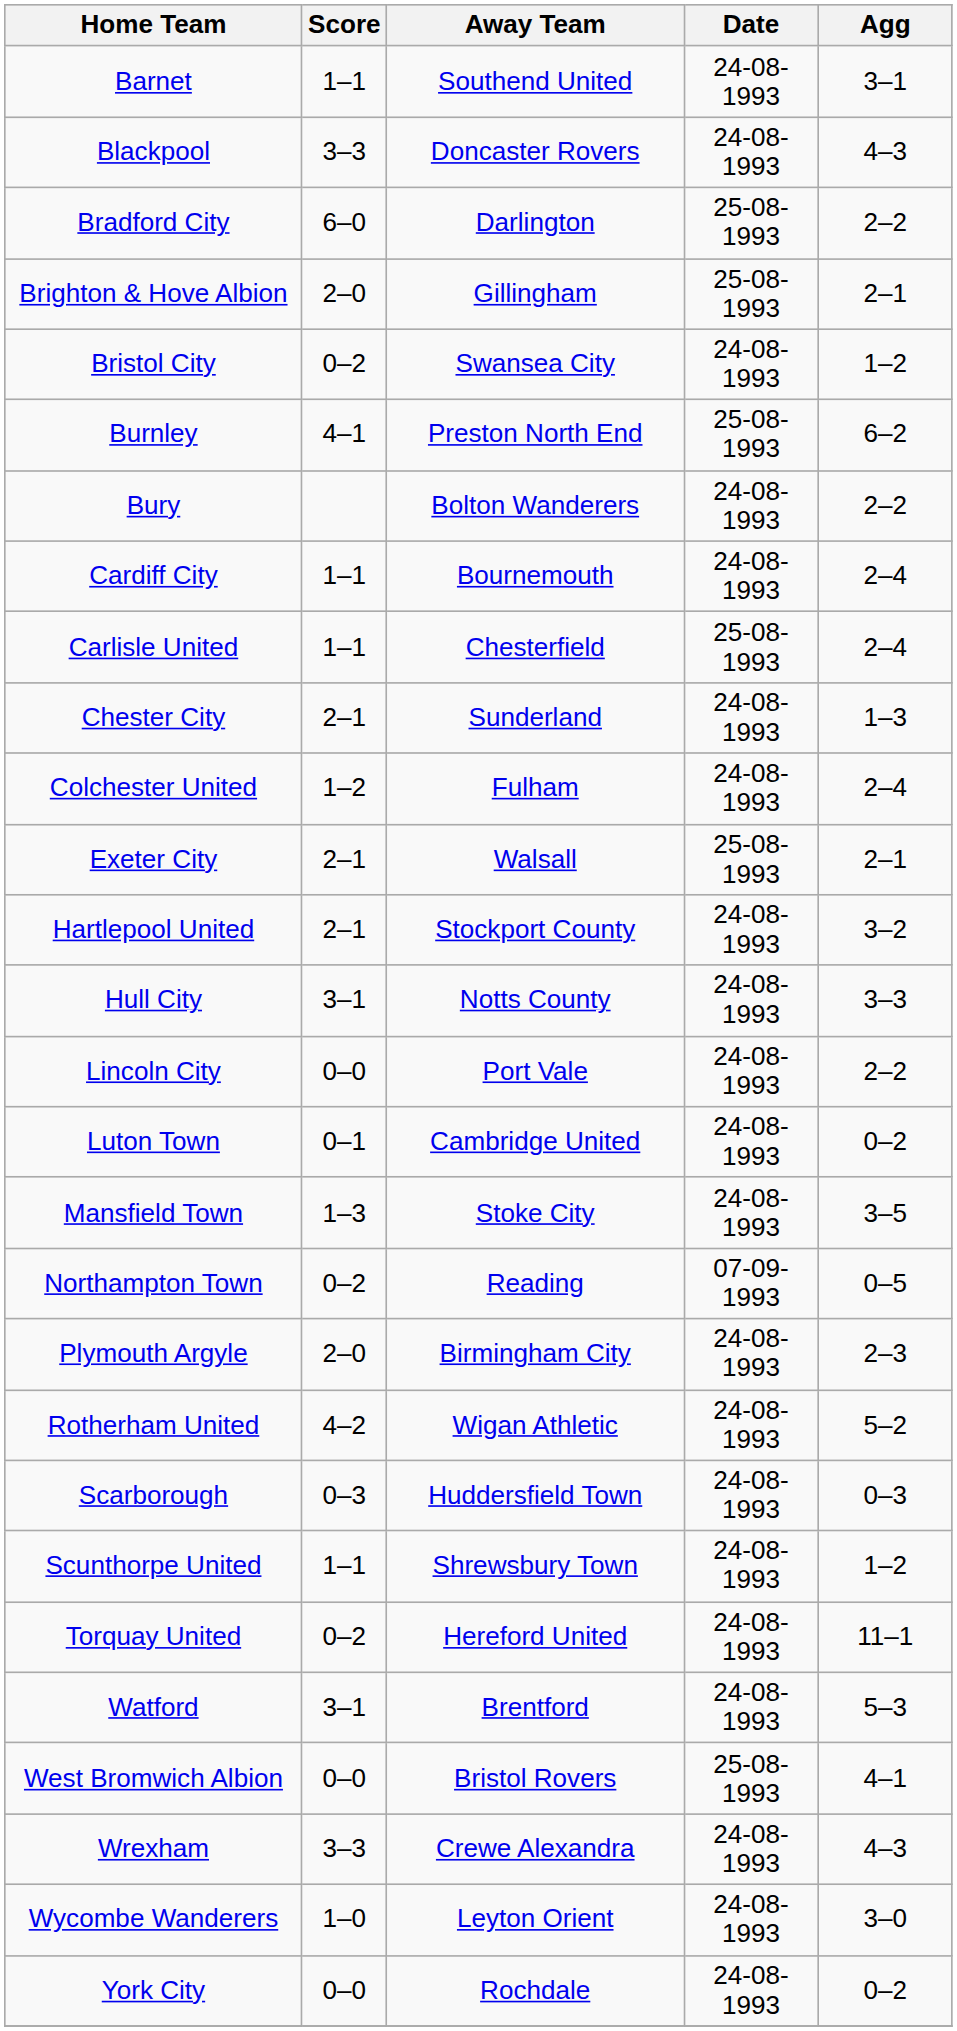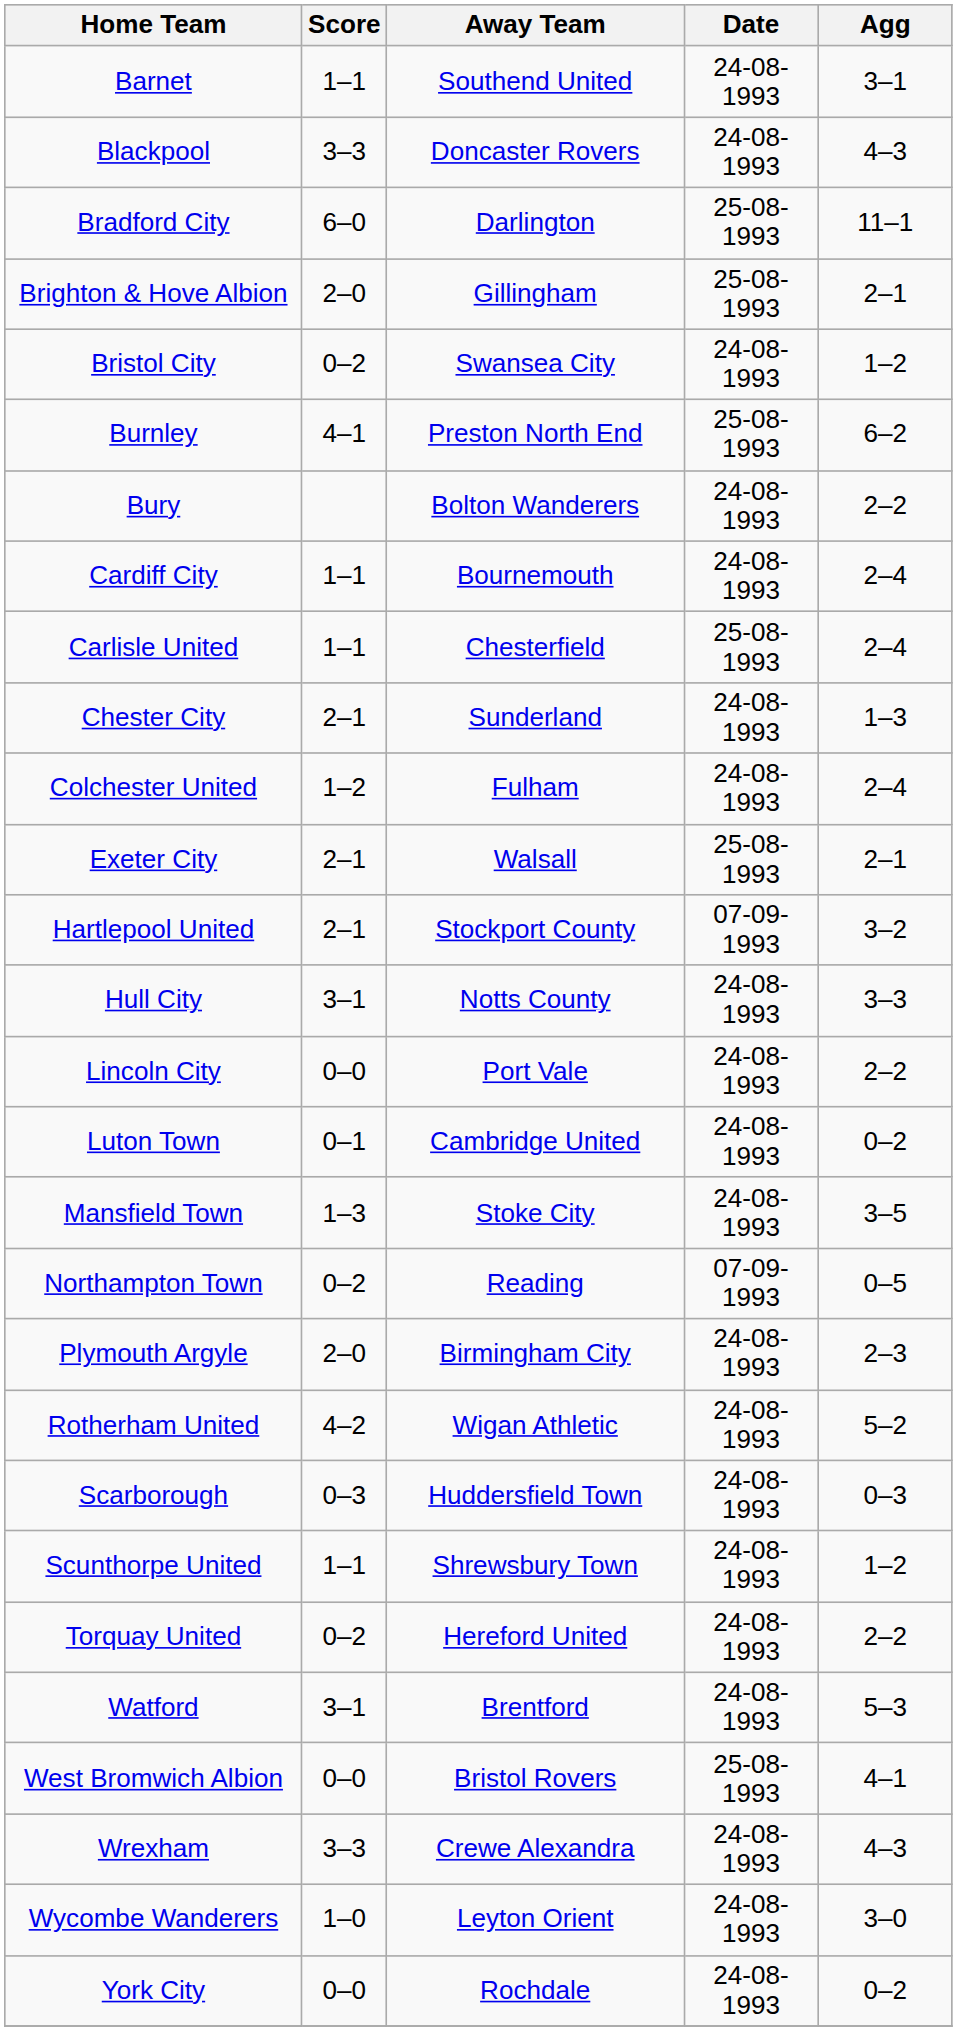(885, 222) 2–2 -> (885, 222) 11–1
(751, 929) 24-08-1993 -> (751, 929) 07-09-1993
(885, 1636) 11–1 -> (885, 1636) 2–2
